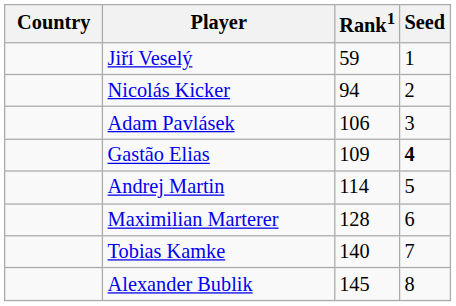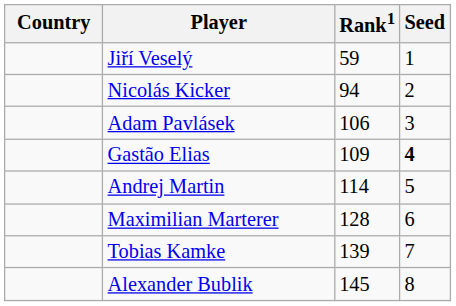(354, 251) 140 -> (354, 251) 139
